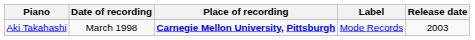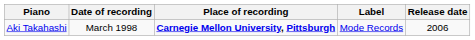(438, 27) 2003 -> (438, 27) 2006
